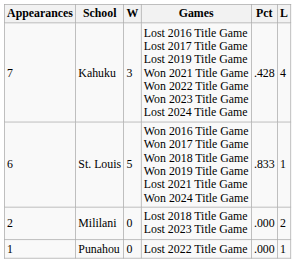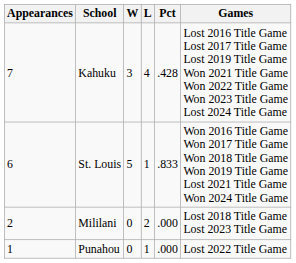columns swapped: (284, 13) <-> (196, 13)
